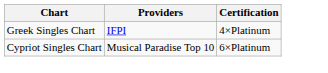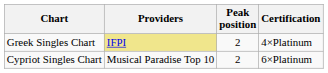+ column: (238, 19)
(116, 30) no background -> (116, 42) khaki background
